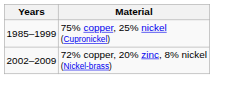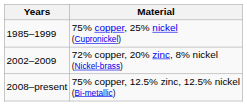+ row: (156, 87)
